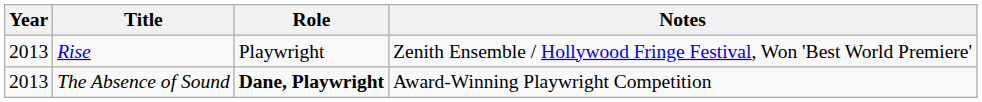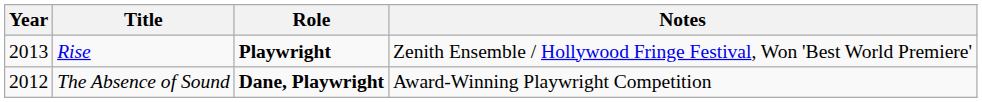(282, 50) normal -> (285, 50) bold
(29, 81) 2013 -> (29, 81) 2012
